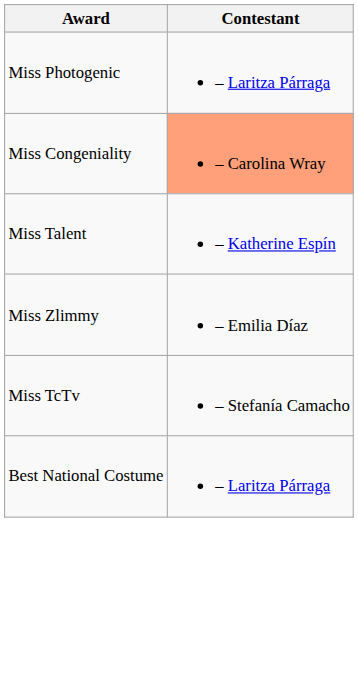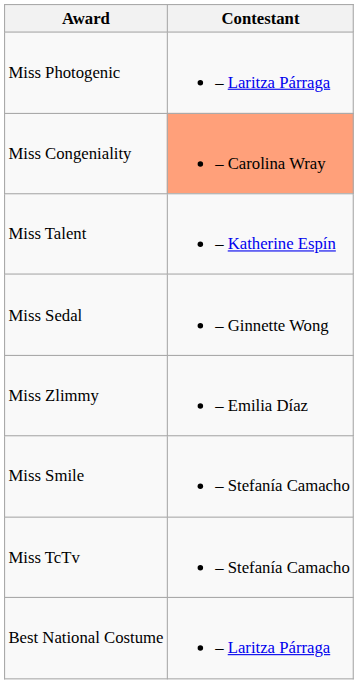+ row: (45, 314)
+ row: (46, 476)
